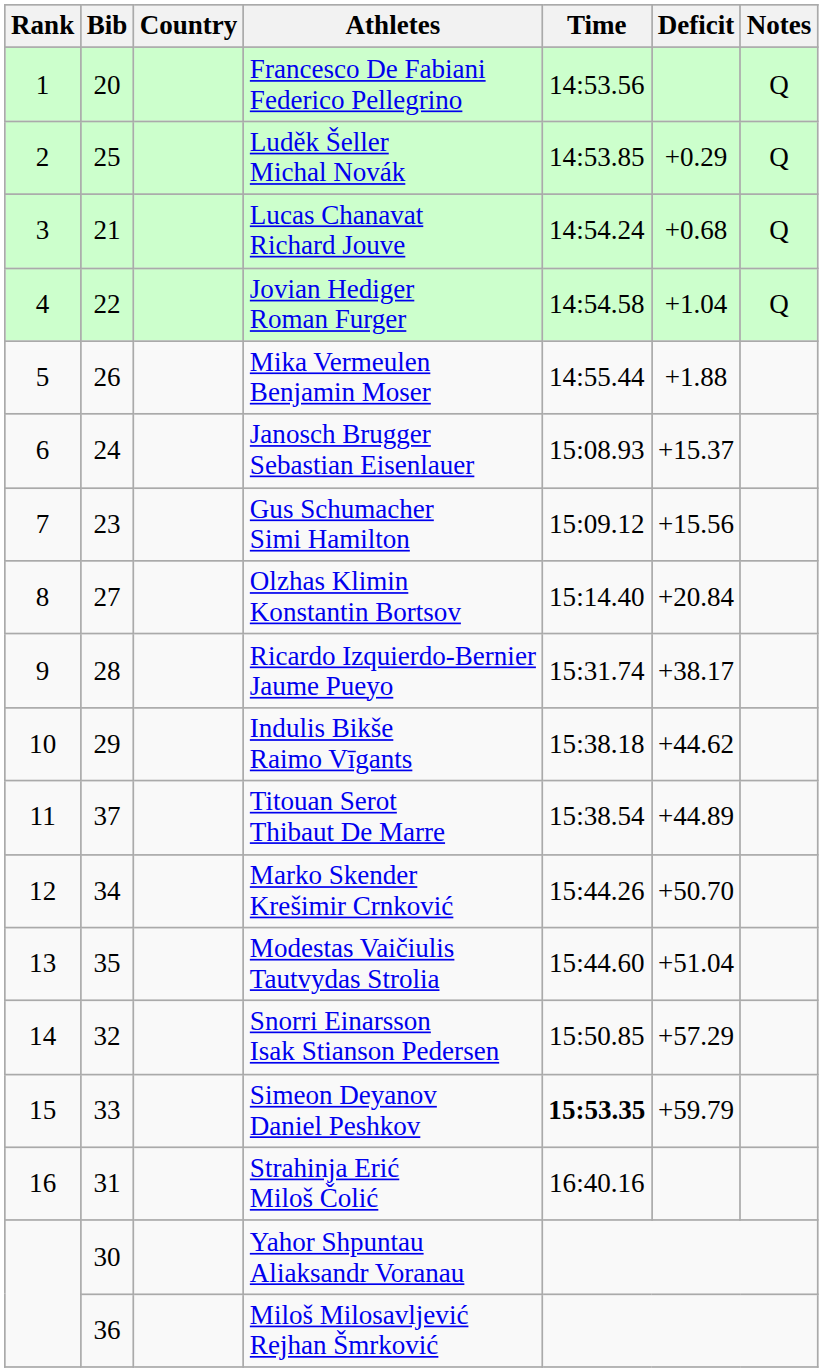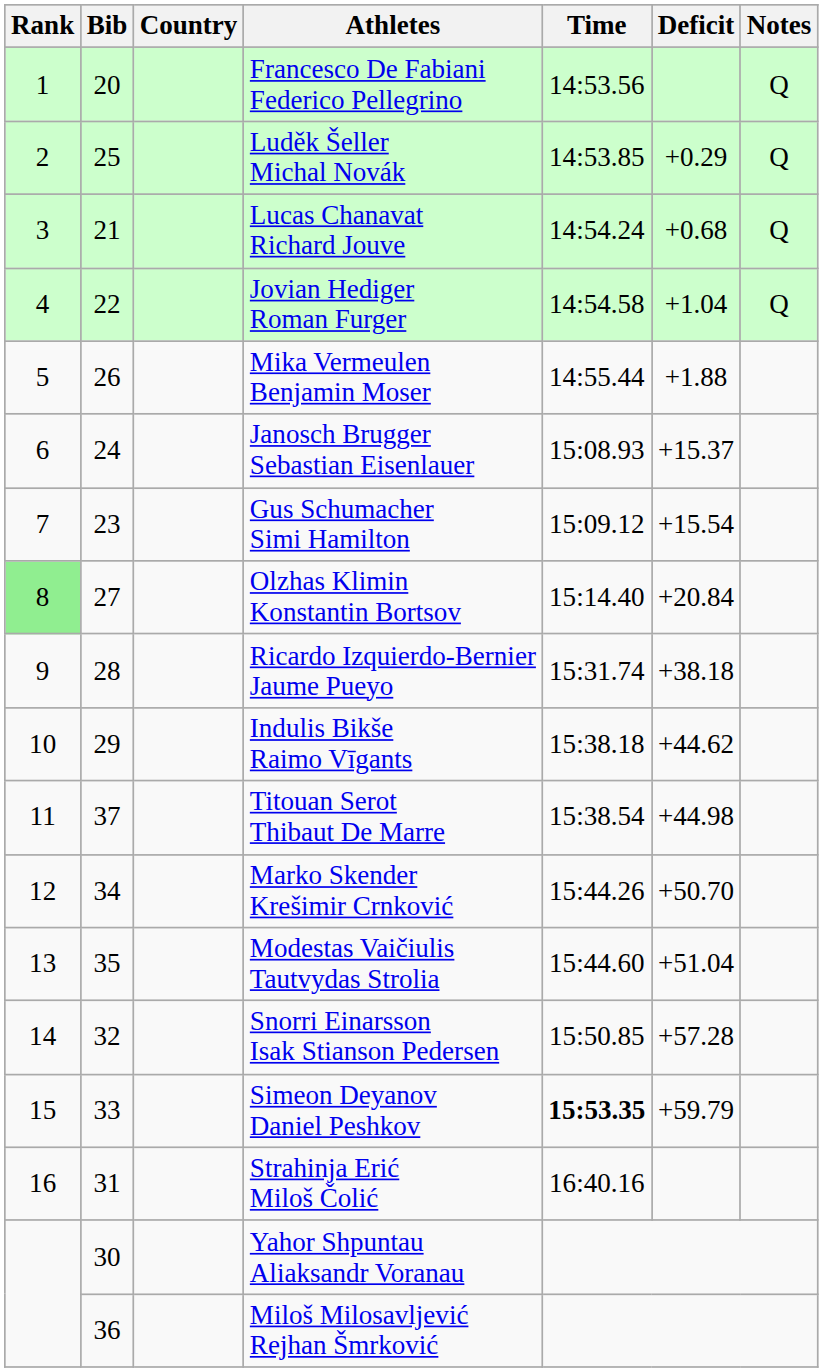(696, 523) +15.56 -> (696, 523) +15.54
(43, 597) no background -> (43, 597) lightgreen background
(696, 670) +38.17 -> (696, 670) +38.18
(696, 817) +44.89 -> (696, 817) +44.98
(696, 1036) +57.29 -> (696, 1036) +57.28
